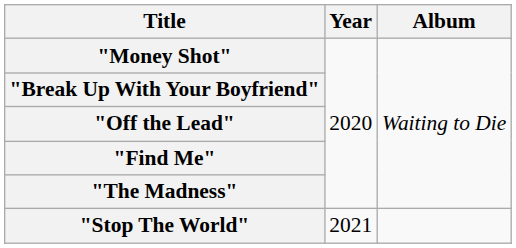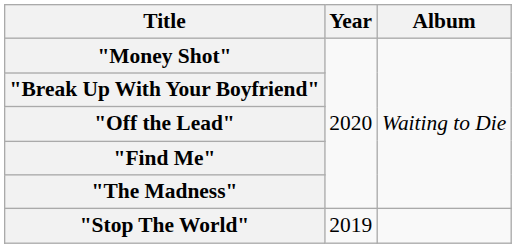(351, 225) 2021 -> (351, 225) 2019
